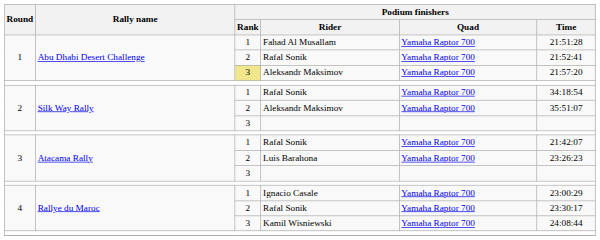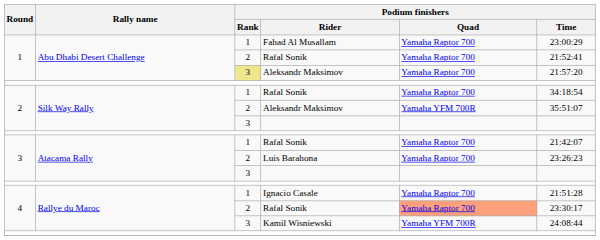(566, 42) 21:51:28 -> (566, 42) 23:00:29
(438, 107) Yamaha Raptor 700 -> (438, 107) Yamaha YFM 700R
(566, 192) 23:00:29 -> (566, 192) 21:51:28
(438, 207) no background -> (438, 207) lightsalmon background
(438, 223) Yamaha Raptor 700 -> (438, 223) Yamaha YFM 700R
